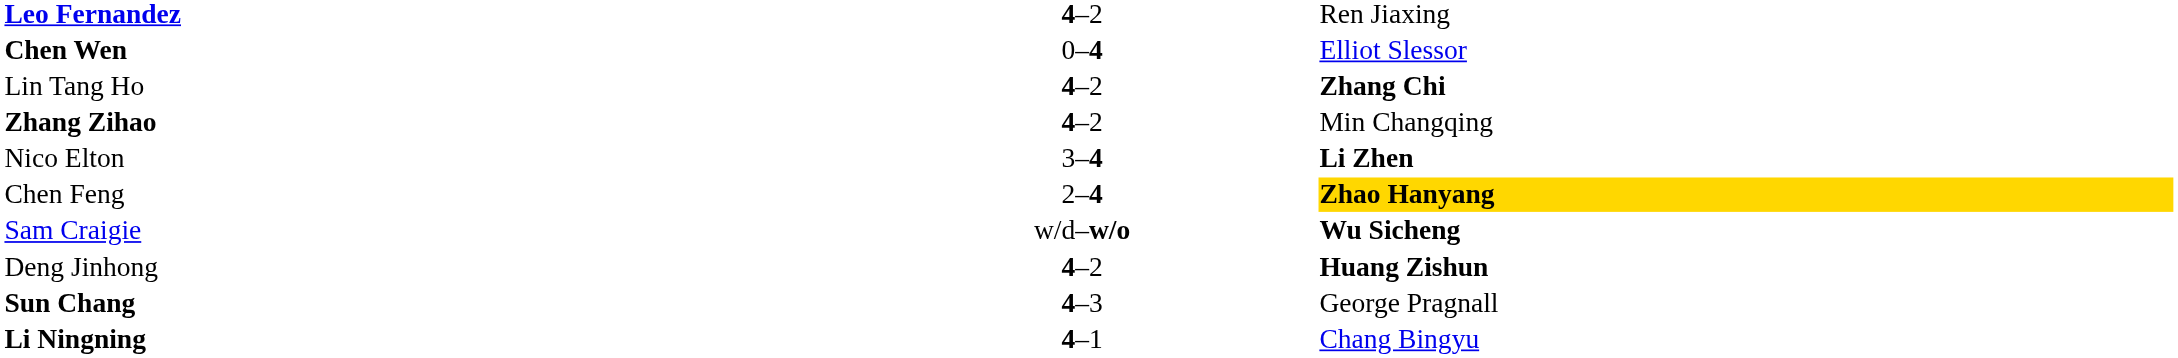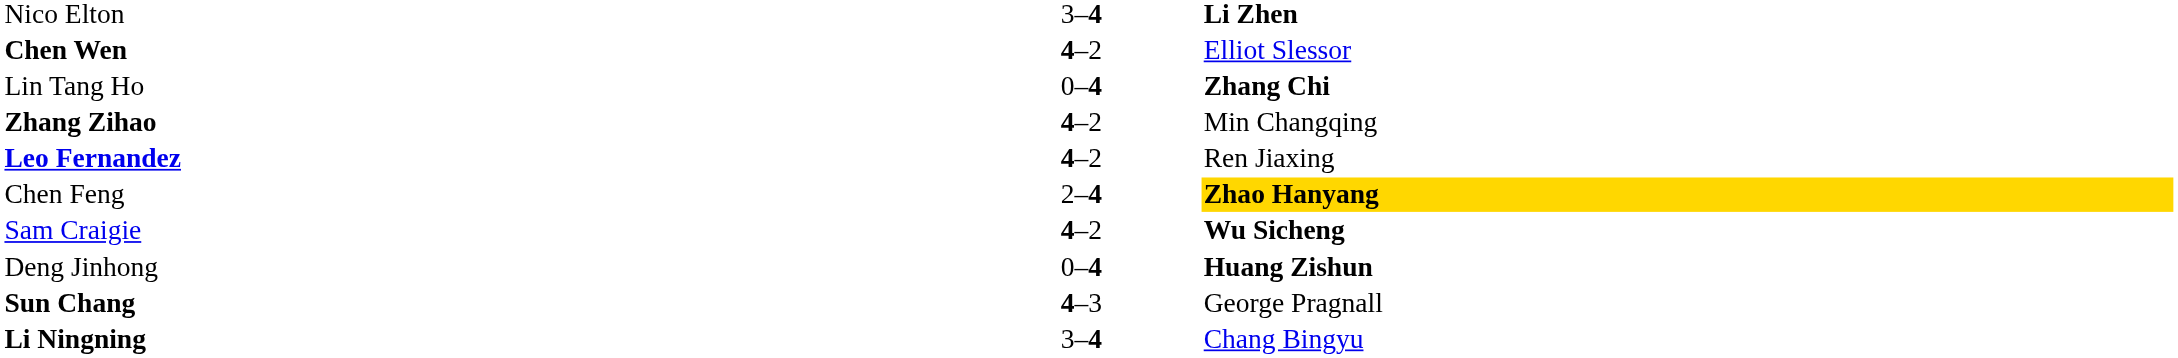rows swapped: (64, 158) <-> (93, 13)
(1082, 49) 0–4 -> (1081, 49) 4–2
(1082, 85) 4–2 -> (1081, 85) 0–4
(1082, 230) w/d–w/o -> (1081, 230) 4–2
(1082, 266) 4–2 -> (1081, 266) 0–4
(1082, 338) 4–1 -> (1081, 338) 3–4
